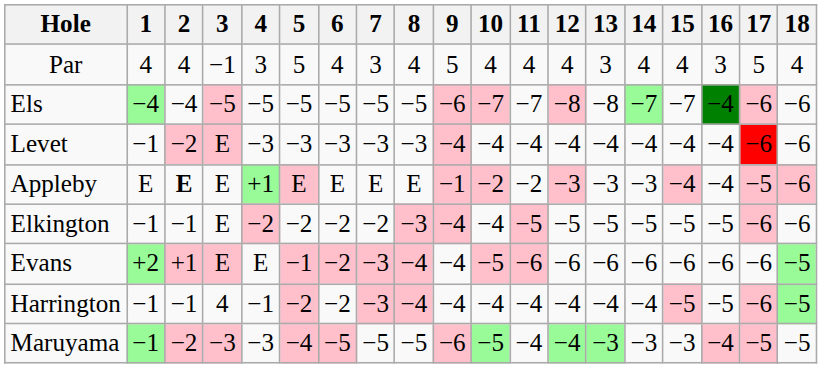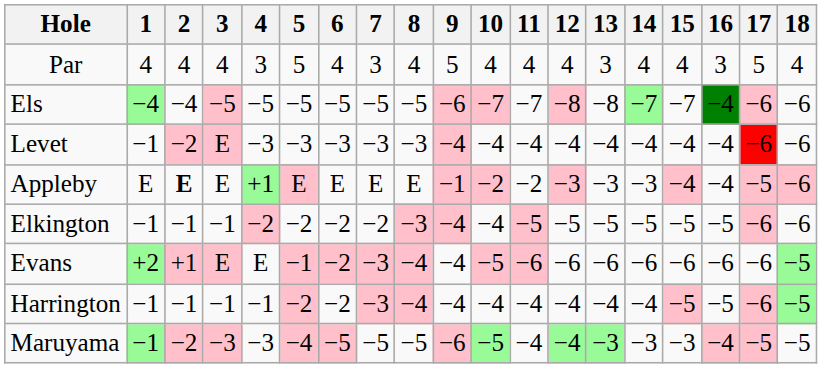(222, 64) −1 -> (222, 64) 4
(222, 223) E -> (222, 223) −1
(222, 303) 4 -> (222, 303) −1
